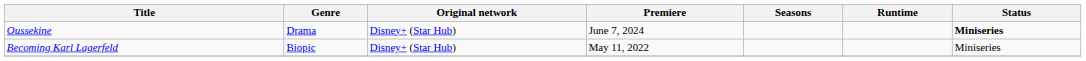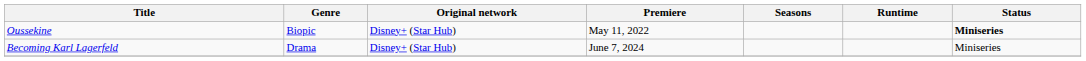(301, 30) Drama -> (301, 30) Biopic
(616, 30) June 7, 2024 -> (619, 30) May 11, 2022
(301, 47) Biopic -> (301, 47) Drama
(619, 47) May 11, 2022 -> (616, 47) June 7, 2024
